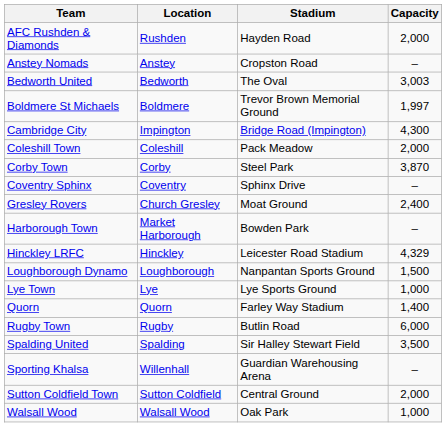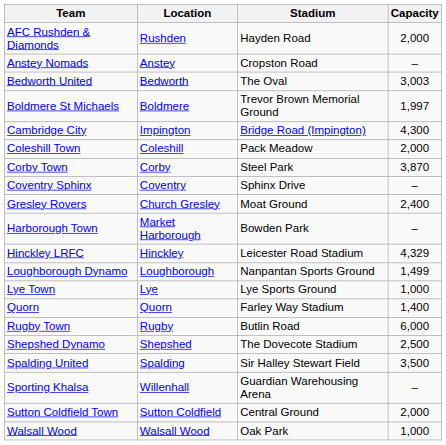(415, 271) 1,500 -> (415, 271) 1,499
+ row: (56, 344)
